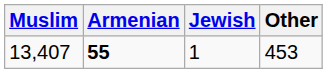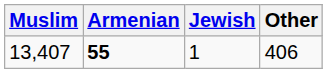(281, 52) 453 -> (281, 52) 406
